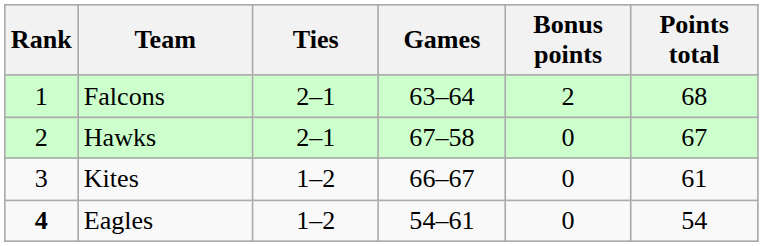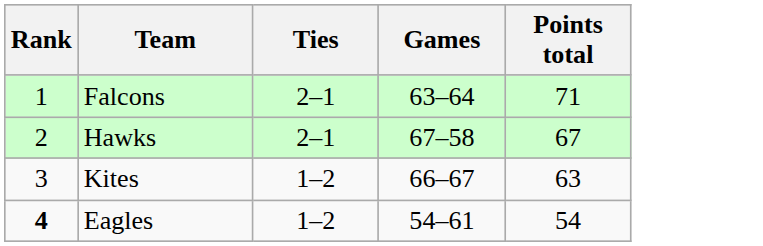- column: (568, 39)
(694, 95) 68 -> (568, 95) 71
(694, 178) 61 -> (568, 178) 63
